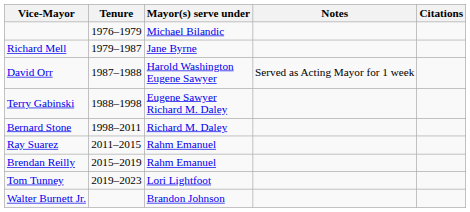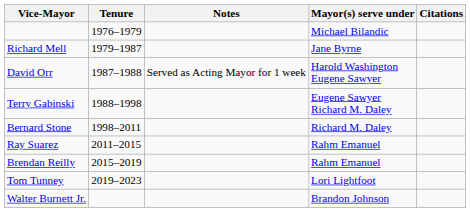columns swapped: (198, 13) <-> (335, 13)
